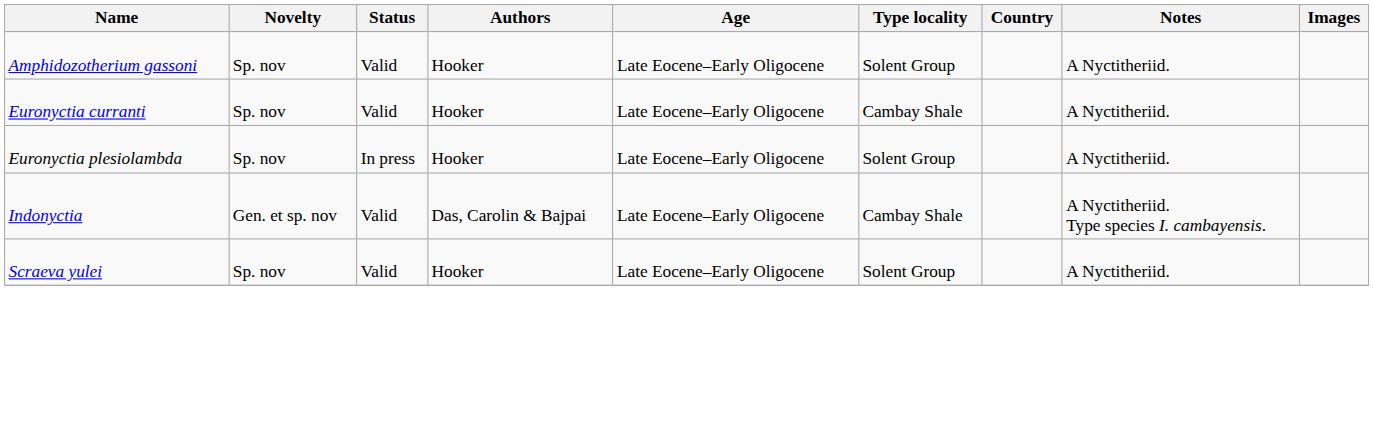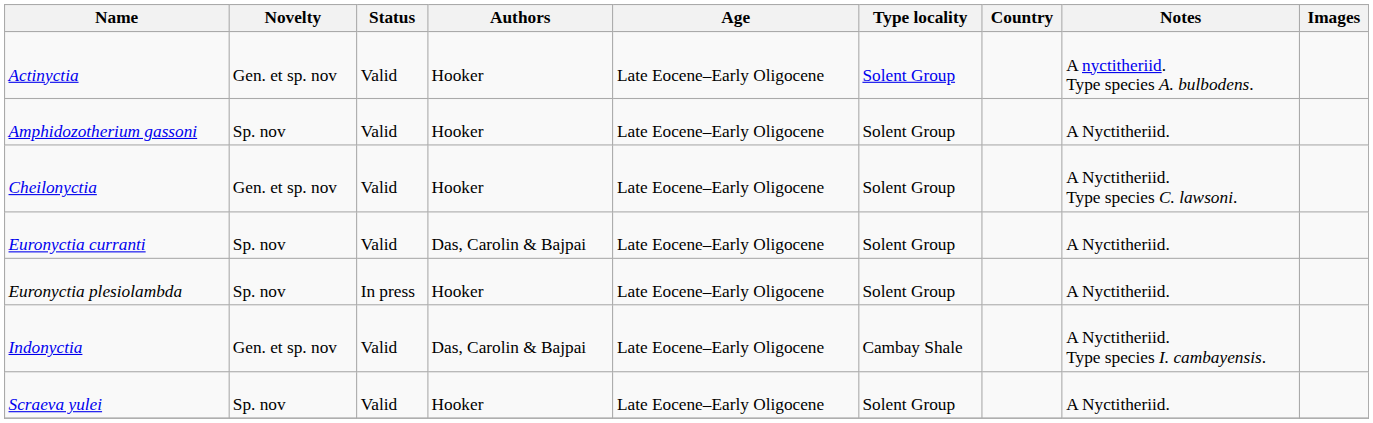+ row: (44, 74)
+ row: (53, 187)
(458, 111) Hooker -> (509, 244) Das, Carolin & Bajpai
(913, 111) Cambay Shale -> (909, 244) Solent Group
